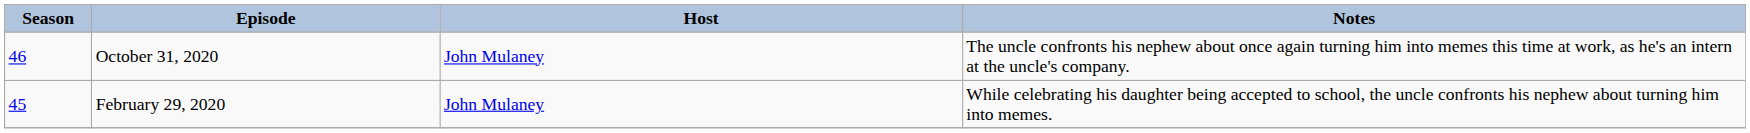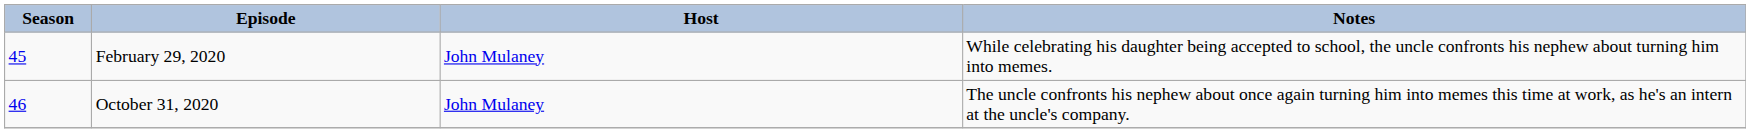rows swapped: (160, 103) <-> (157, 56)
